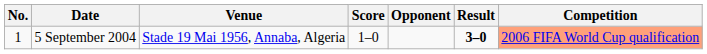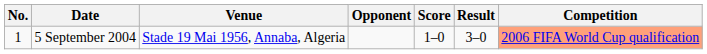columns swapped: (421, 15) <-> (368, 15)
(476, 37) bold -> (476, 37) normal
